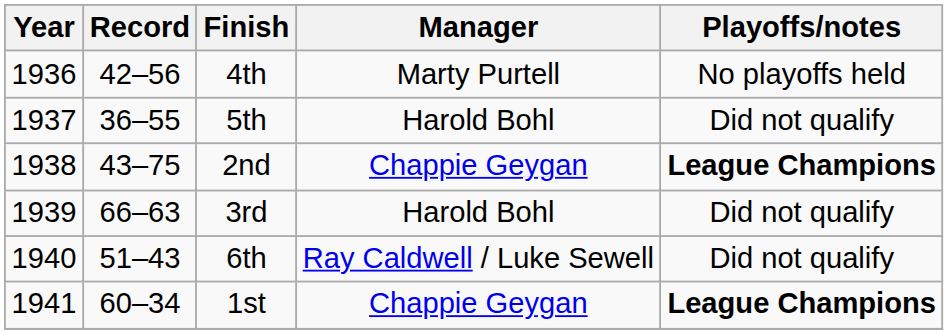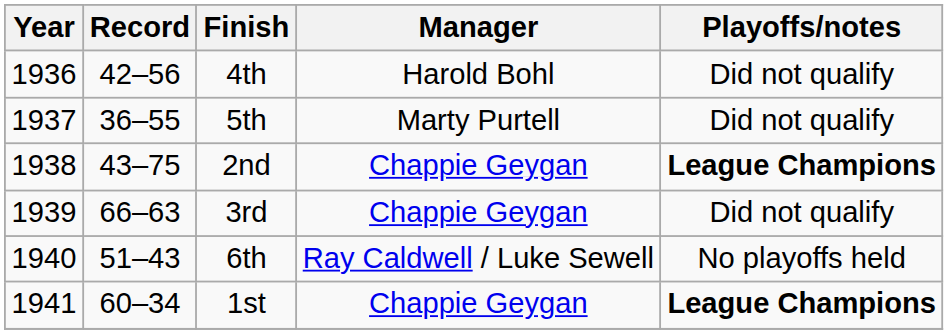(478, 73) Marty Purtell -> (478, 73) Harold Bohl
(802, 73) No playoffs held -> (802, 73) Did not qualify
(478, 119) Harold Bohl -> (478, 119) Marty Purtell
(478, 212) Harold Bohl -> (478, 212) Chappie Geygan
(802, 258) Did not qualify -> (802, 258) No playoffs held
